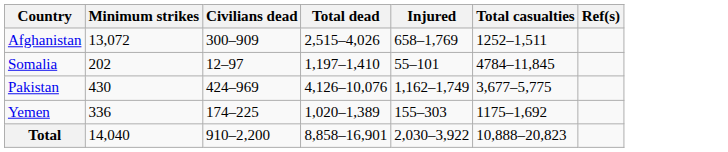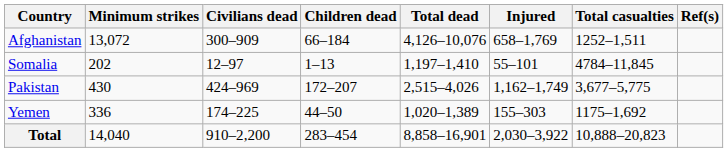+ column: (351, 16)
(342, 40) 2,515–4,026 -> (445, 40) 4,126–10,076
(346, 87) 4,126–10,076 -> (441, 87) 2,515–4,026
